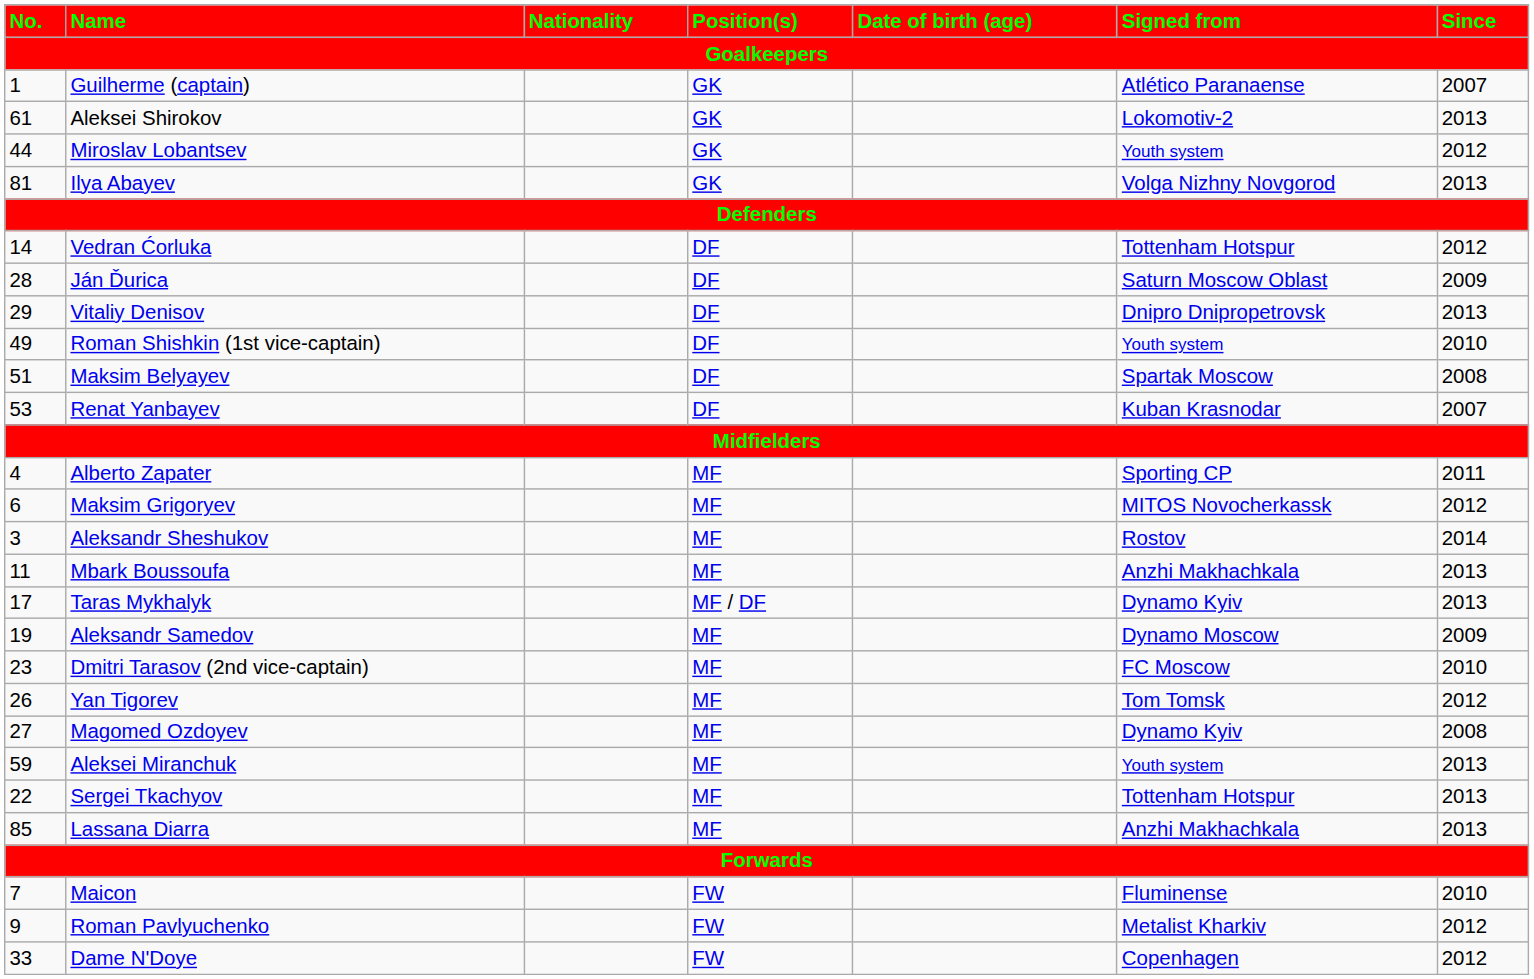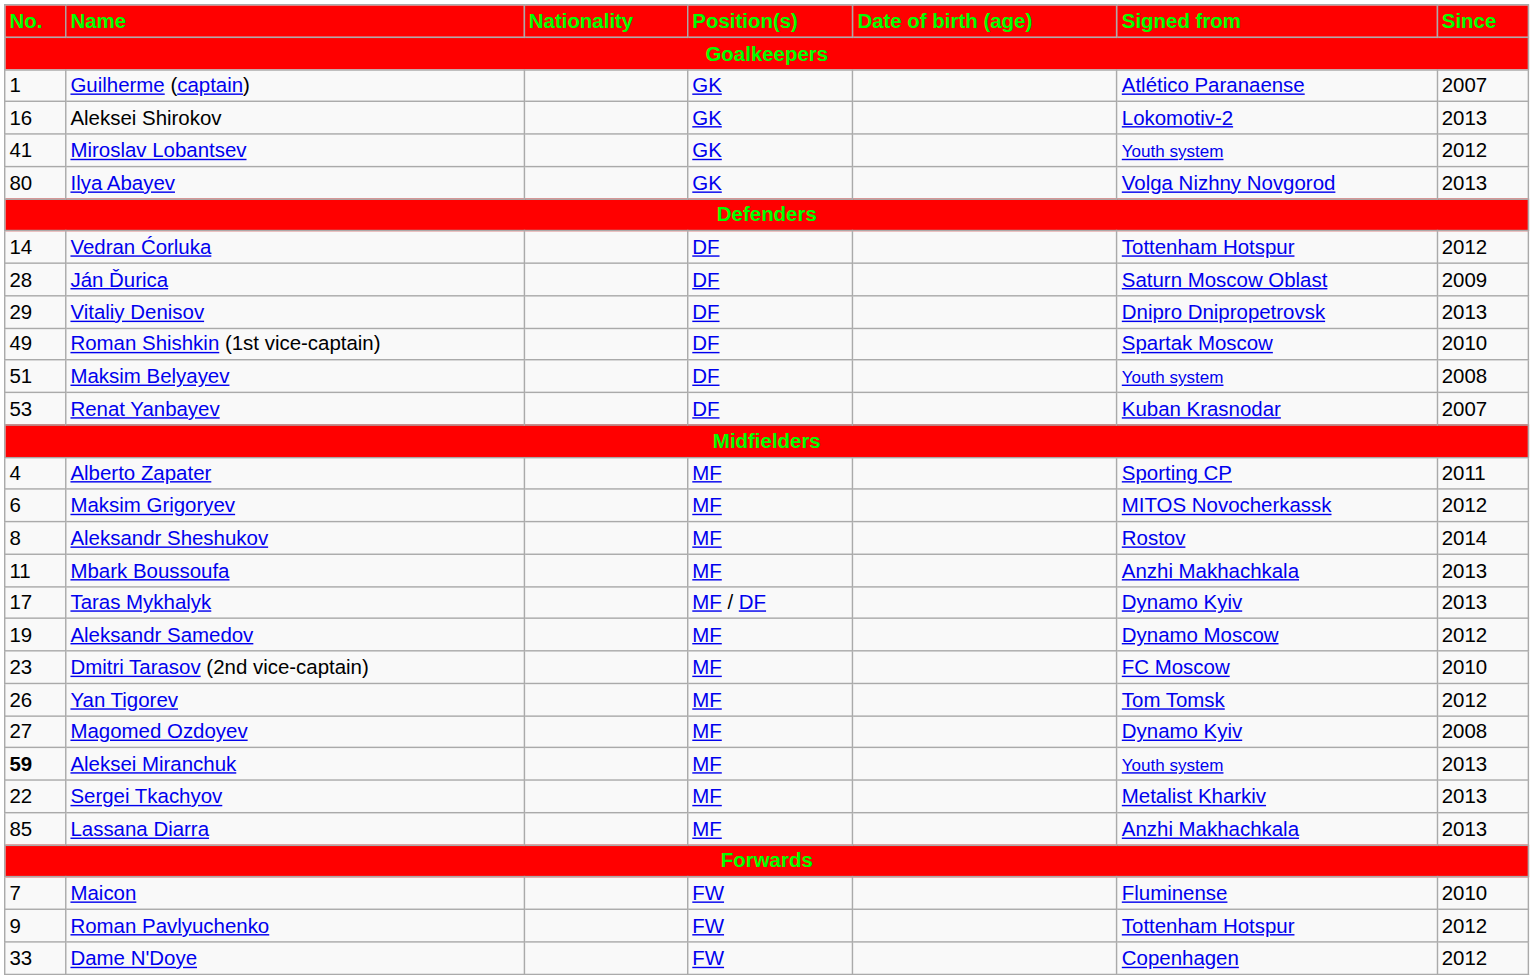(21, 118) 61 -> (21, 118) 16
(21, 150) 44 -> (21, 150) 41
(21, 183) 81 -> (21, 183) 80
(1173, 346) Youth system -> (1197, 344) Spartak Moscow
(1197, 377) Spartak Moscow -> (1173, 378) Youth system
(15, 538) 3 -> (15, 538) 8
(1464, 635) 2009 -> (1464, 635) 2012
(21, 764) normal -> (21, 764) bold
(1208, 797) Tottenham Hotspur -> (1194, 797) Metalist Kharkiv
(1194, 926) Metalist Kharkiv -> (1208, 926) Tottenham Hotspur
